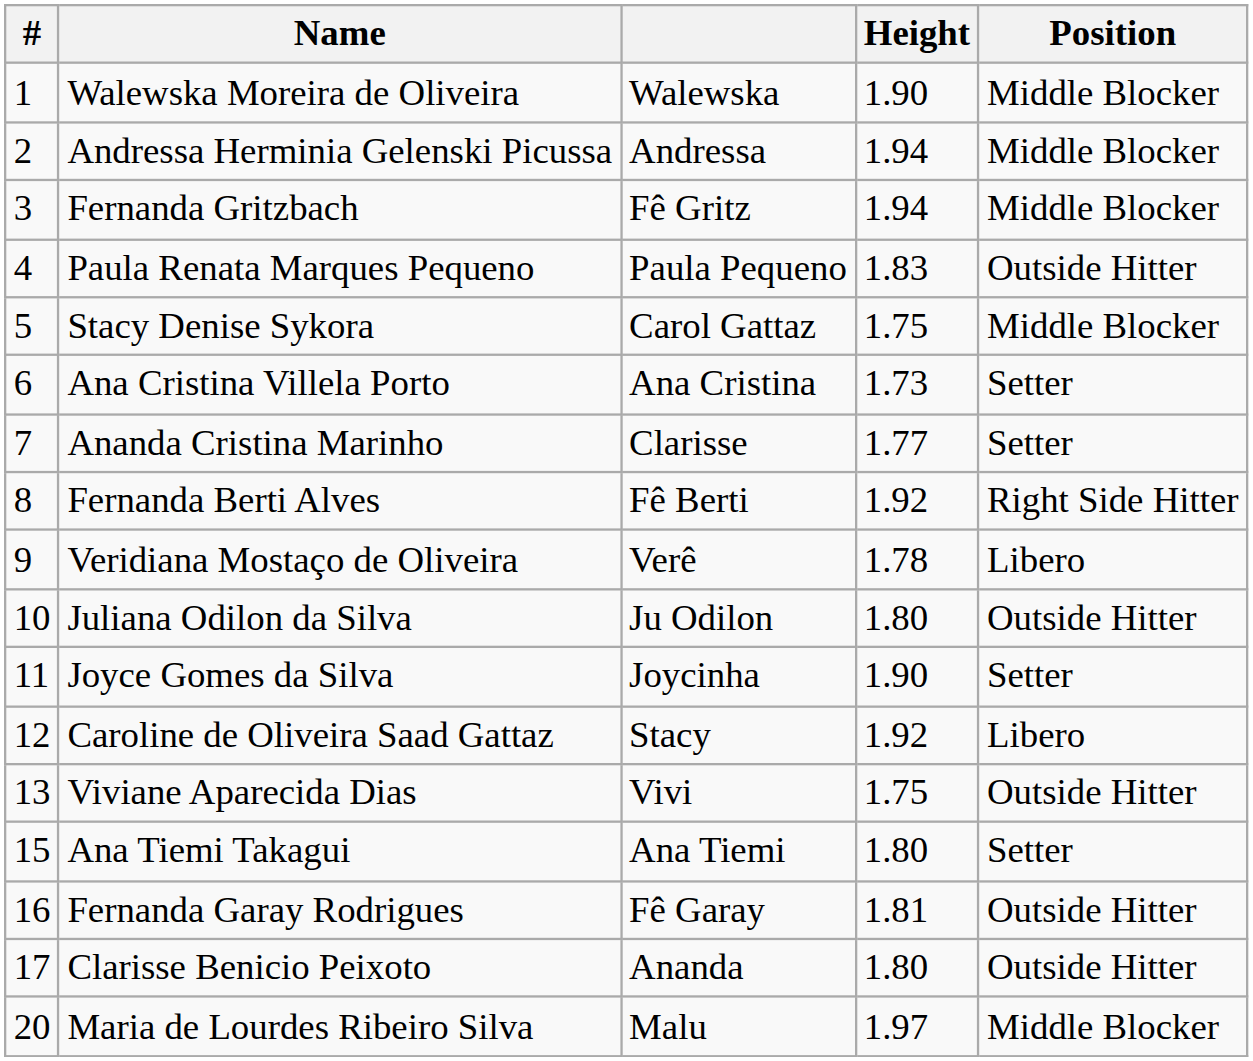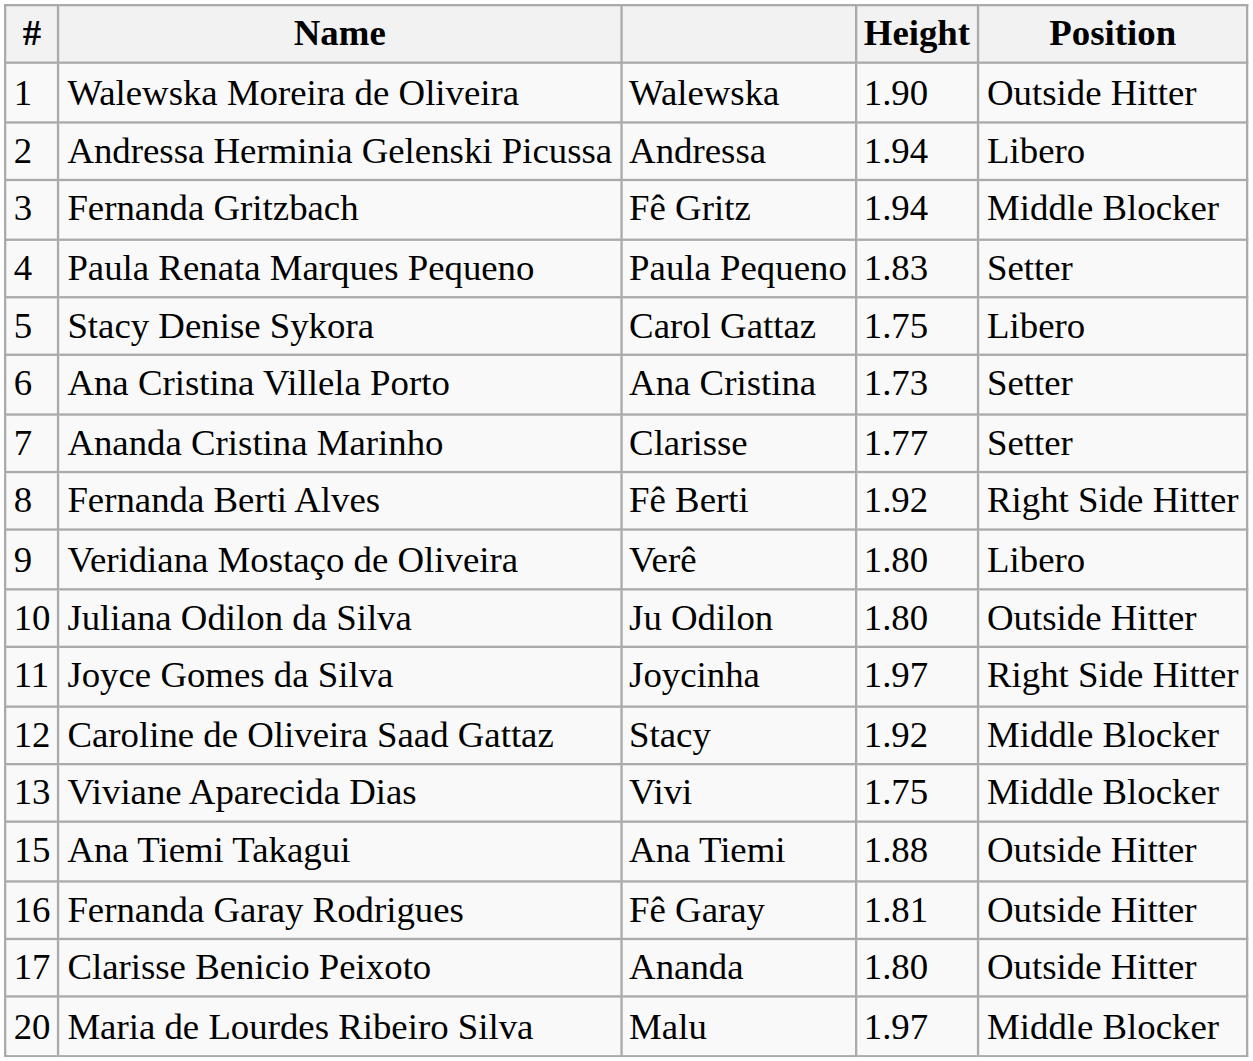(1103, 92) Middle Blocker -> (1092, 92) Outside Hitter
(1103, 150) Middle Blocker -> (1036, 150) Libero
(1092, 267) Outside Hitter -> (1030, 267) Setter
(1103, 325) Middle Blocker -> (1036, 325) Libero
(896, 558) 1.78 -> (896, 558) 1.80
(896, 675) 1.90 -> (896, 675) 1.97
(1030, 675) Setter -> (1113, 675) Right Side Hitter
(1036, 734) Libero -> (1103, 734) Middle Blocker
(1092, 792) Outside Hitter -> (1103, 792) Middle Blocker
(896, 850) 1.80 -> (896, 850) 1.88
(1030, 850) Setter -> (1092, 850) Outside Hitter
